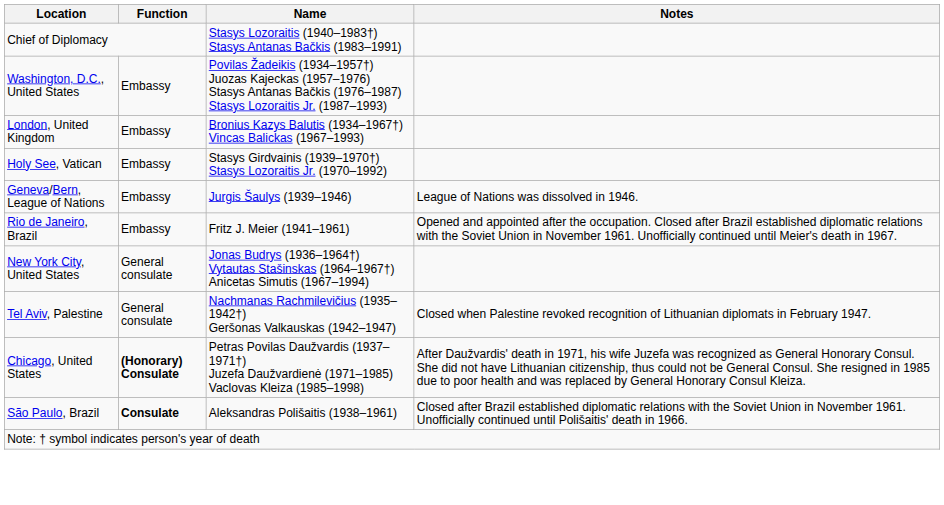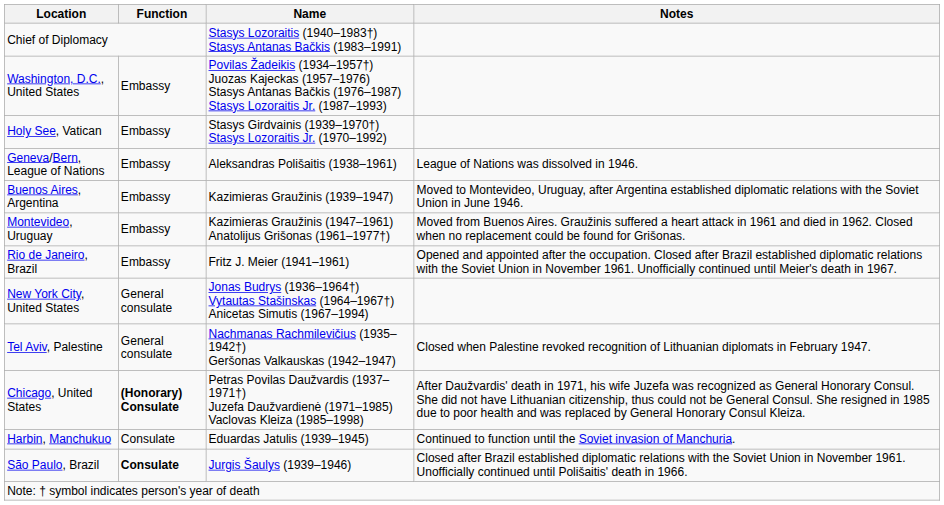- row: (48, 131)
(280, 196) Jurgis Šaulys (1939–1946) -> (303, 164) Aleksandras Polišaitis (1938–1961)
+ row: (44, 196)
+ row: (40, 229)
+ row: (59, 439)
(303, 413) Aleksandras Polišaitis (1938–1961) -> (280, 465) Jurgis Šaulys (1939–1946)
